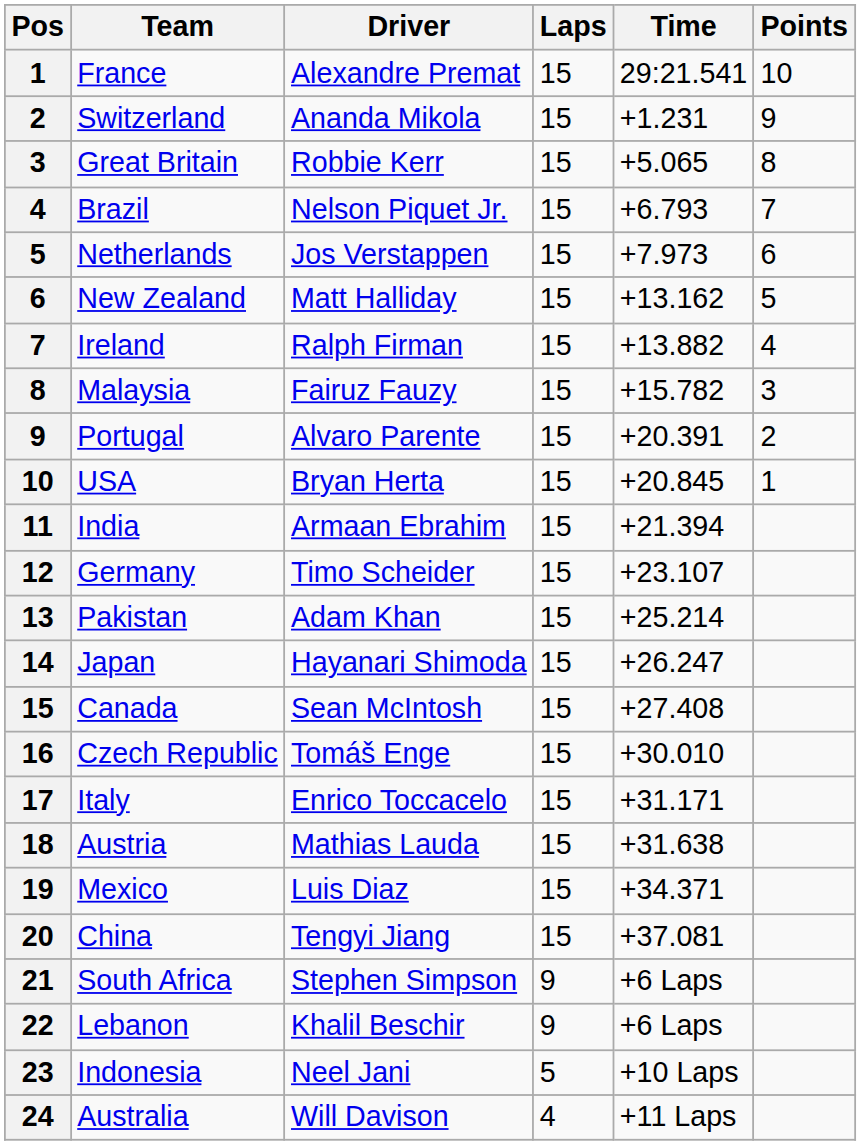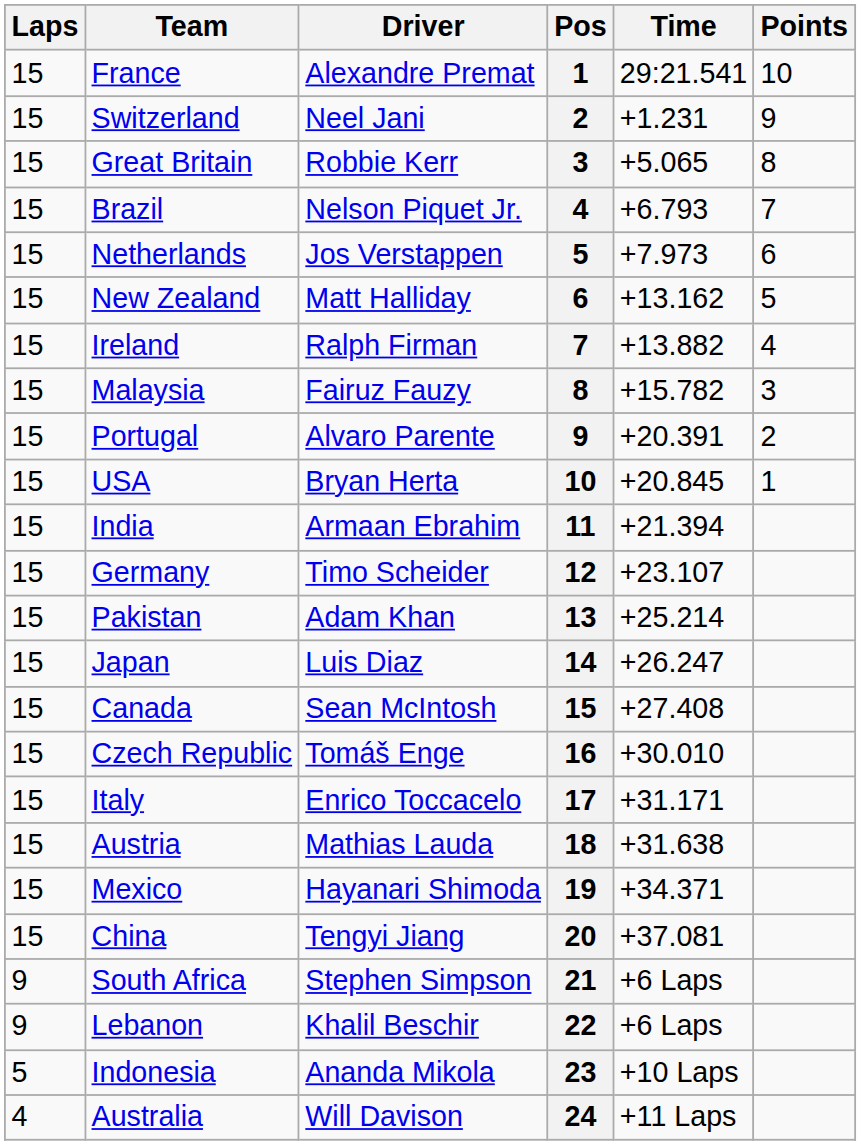columns swapped: (38, 27) <-> (573, 27)
(386, 118) Ananda Mikola -> (365, 118) Neel Jani
(409, 663) Hayanari Shimoda -> (364, 663) Luis Diaz
(350, 890) Luis Diaz -> (423, 890) Hayanari Shimoda
(351, 1071) Neel Jani -> (400, 1071) Ananda Mikola
